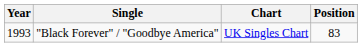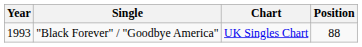(334, 32) 83 -> (334, 32) 88
